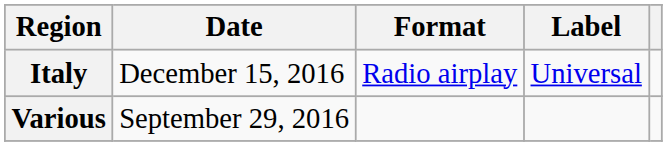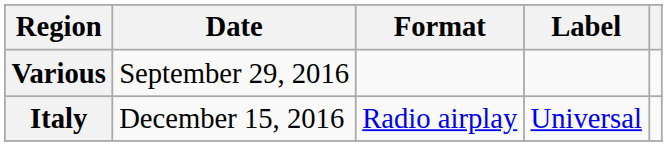rows swapped: (59, 118) <-> (59, 72)
